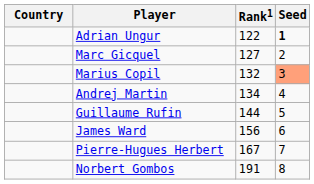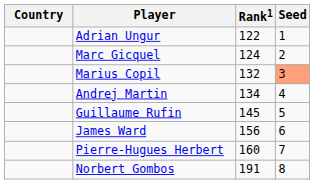(282, 36) bold -> (282, 36) normal
(249, 55) 127 -> (249, 55) 124
(249, 112) 144 -> (249, 112) 145
(249, 150) 167 -> (249, 150) 160
